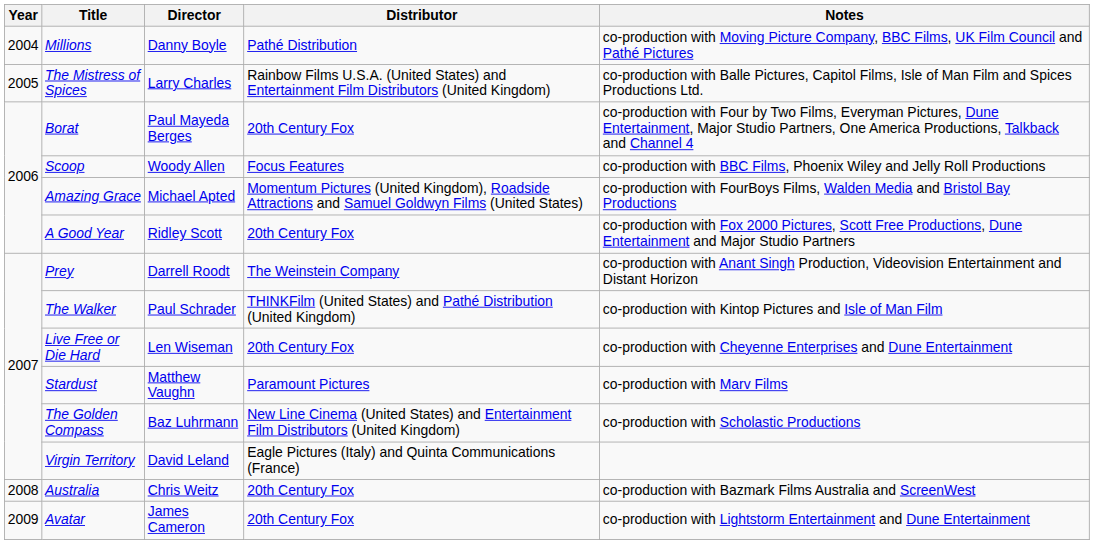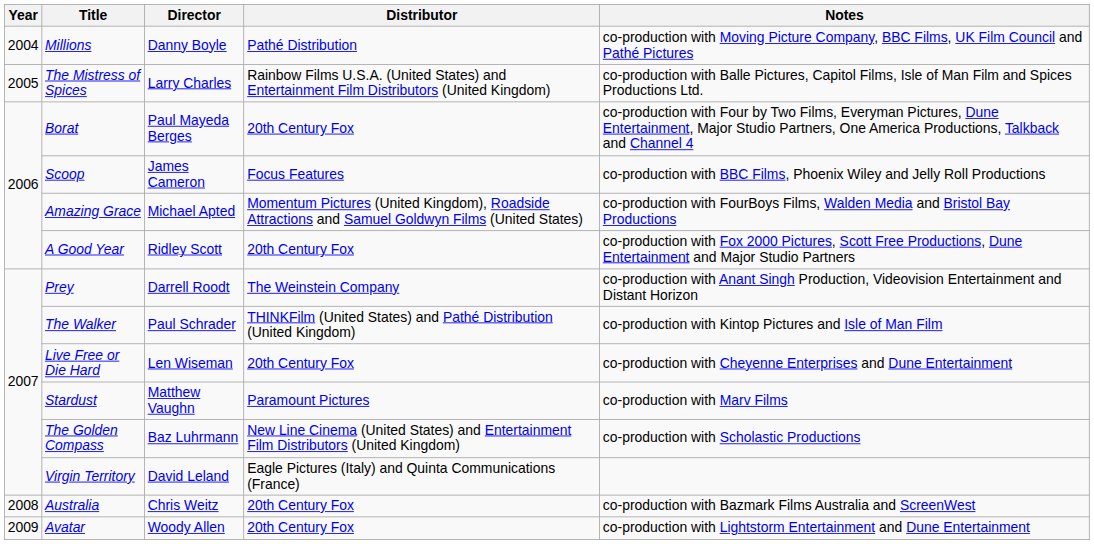(186, 166) Woody Allen -> (176, 174) James Cameron
(176, 520) James Cameron -> (186, 528) Woody Allen
